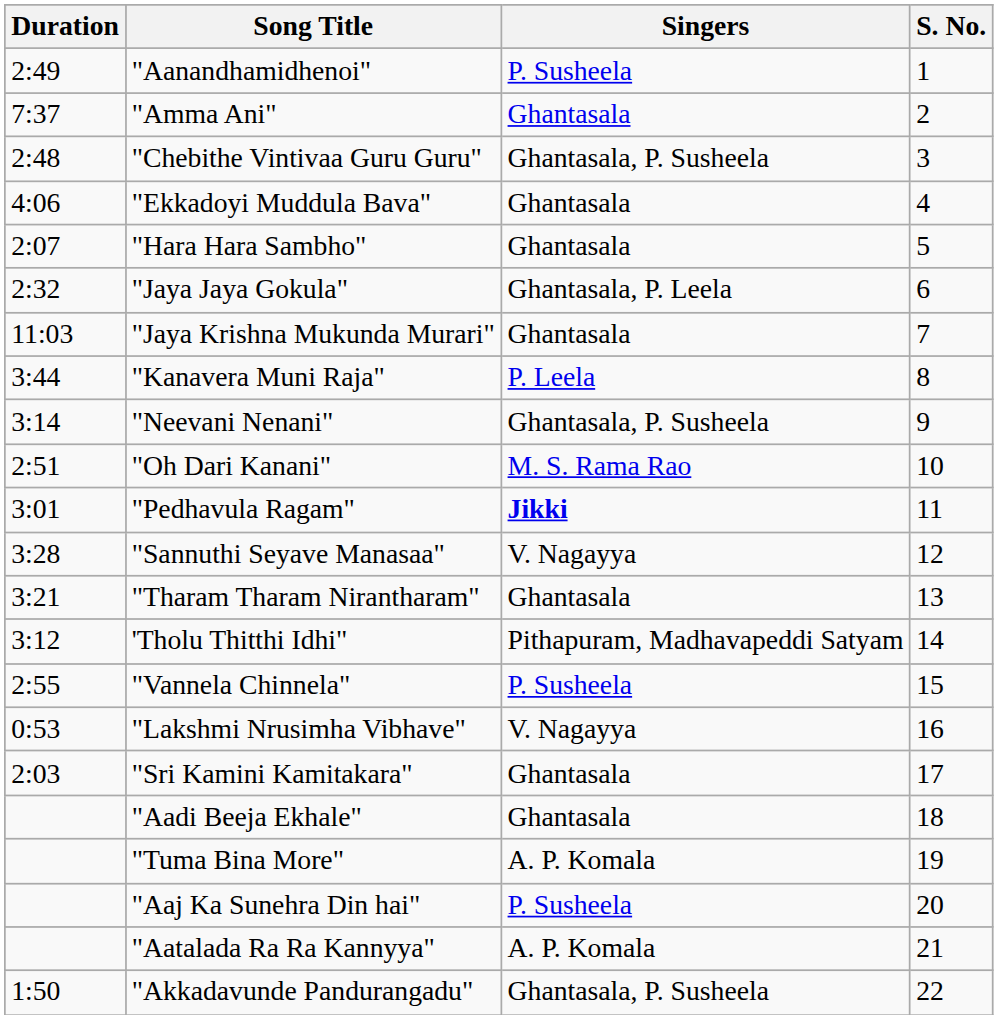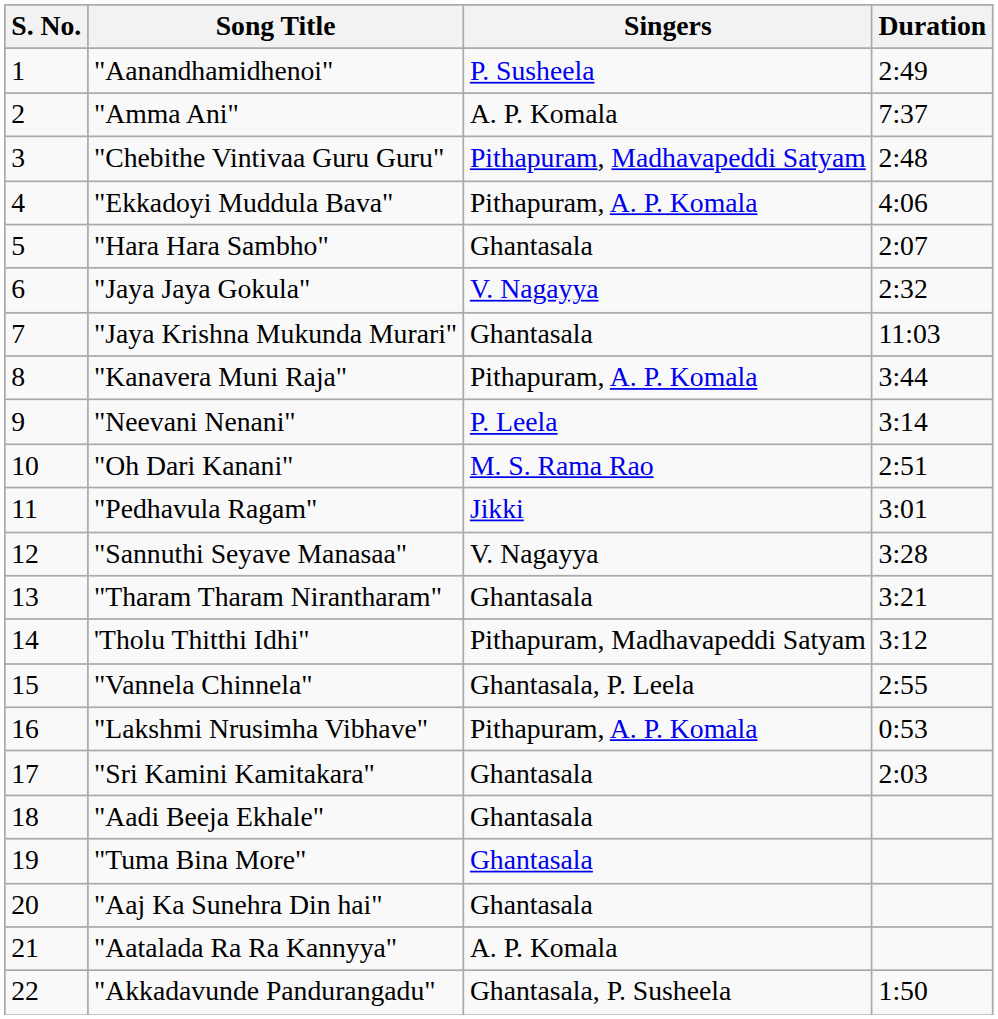columns swapped: (951, 26) <-> (65, 26)
(569, 114) Ghantasala -> (544, 114) A. P. Komala
(638, 158) Ghantasala, P. Susheela -> (668, 158) Pithapuram, Madhavapeddi Satyam
(569, 202) Ghantasala -> (614, 202) Pithapuram, A. P. Komala
(620, 289) Ghantasala, P. Leela -> (534, 289) V. Nagayya
(551, 377) P. Leela -> (614, 377) Pithapuram, A. P. Komala
(638, 421) Ghantasala, P. Susheela -> (514, 421) P. Leela
(538, 509) bold -> (497, 509) normal
(570, 684) P. Susheela -> (582, 684) Ghantasala, P. Leela
(572, 728) V. Nagayya -> (614, 728) Pithapuram, A. P. Komala
(581, 860) A. P. Komala -> (531, 860) Ghantasala
(570, 904) P. Susheela -> (531, 904) Ghantasala
